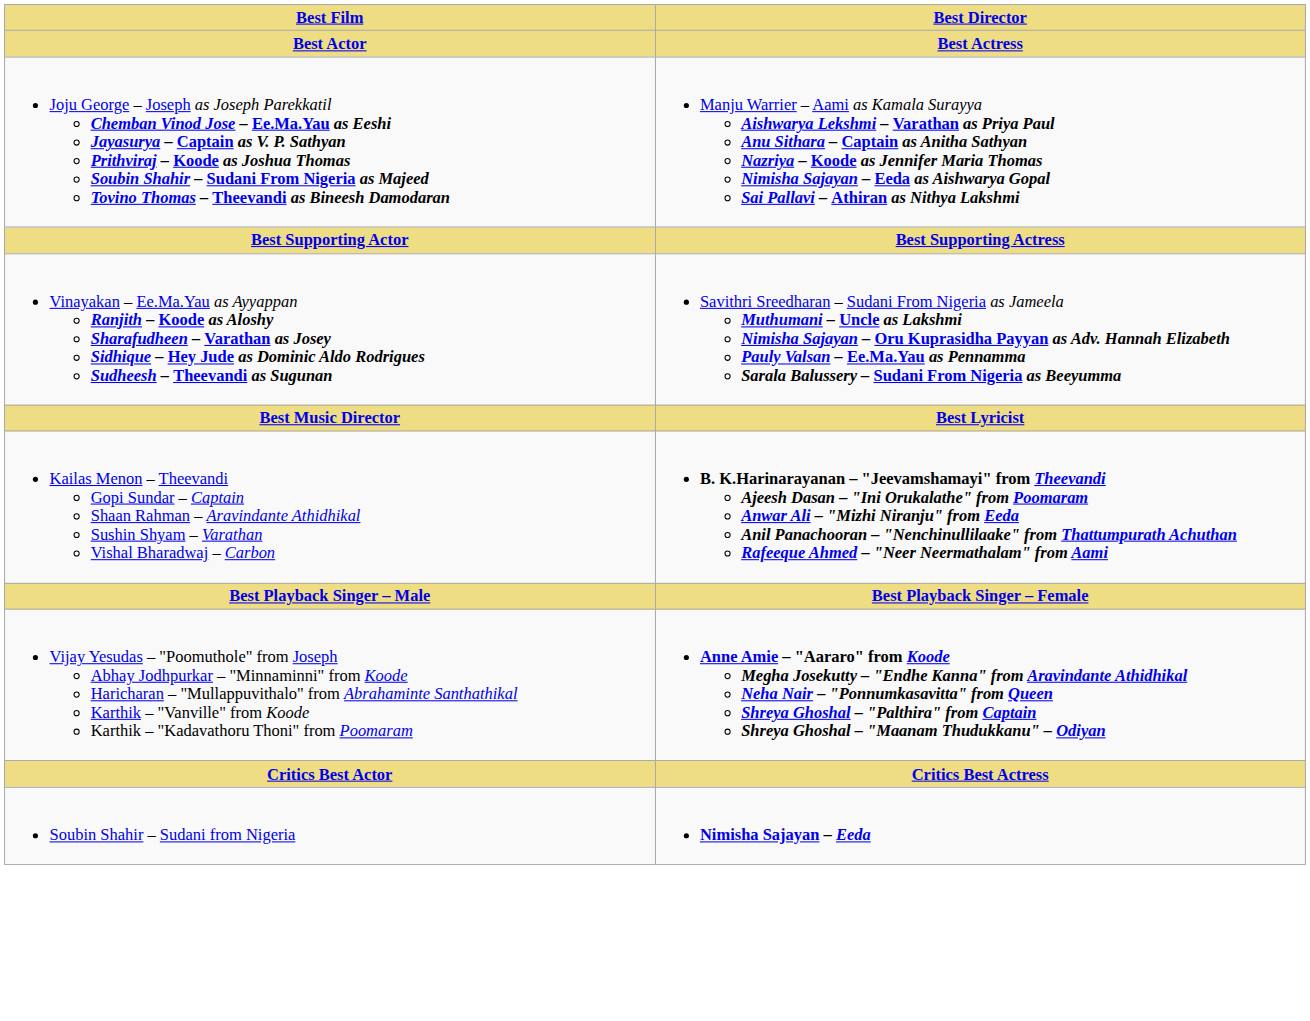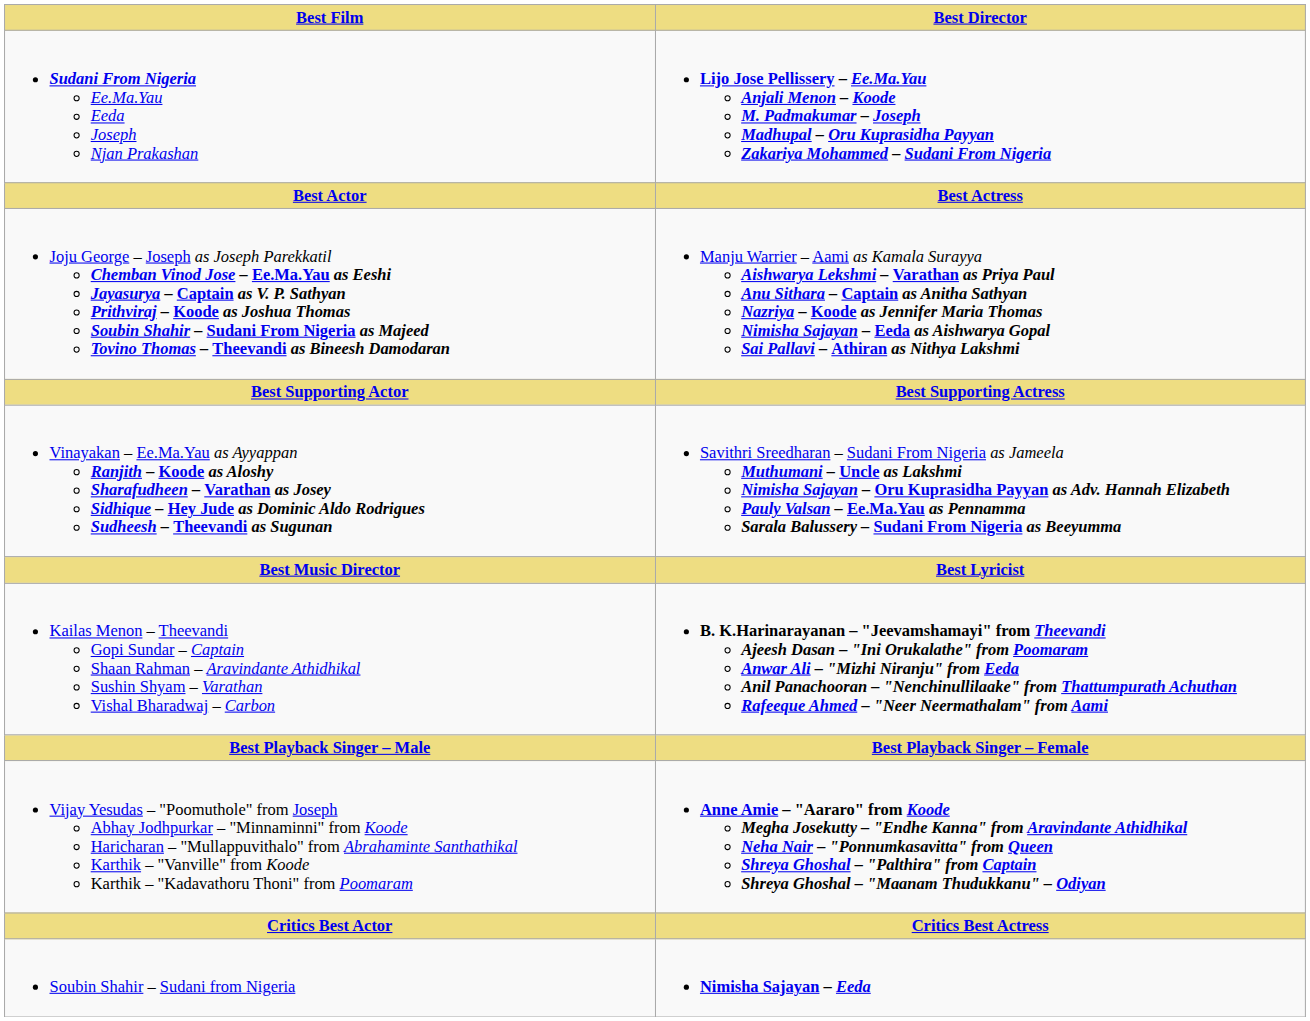+ row: (330, 116)
